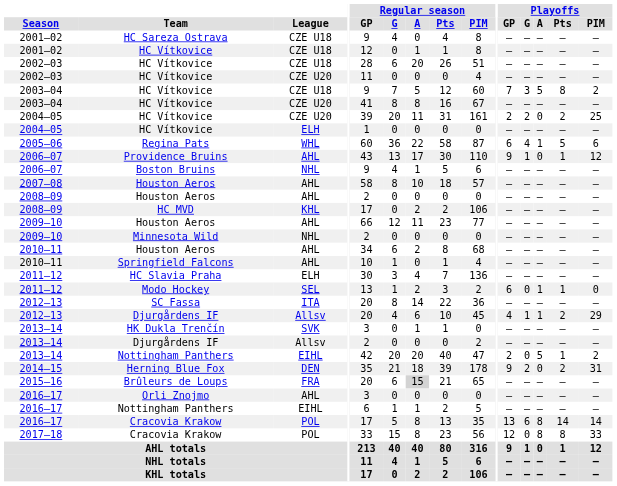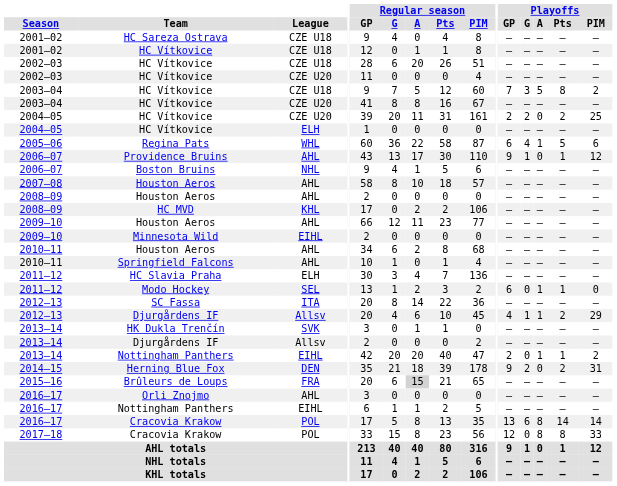(310, 236) NHL -> (310, 236) EIHL
(540, 355) 5 -> (540, 355) 1
